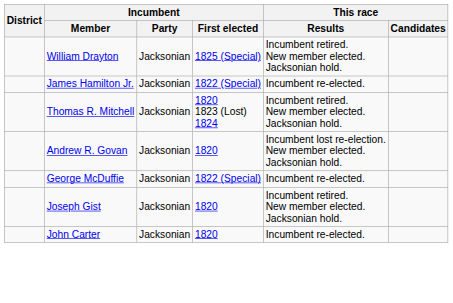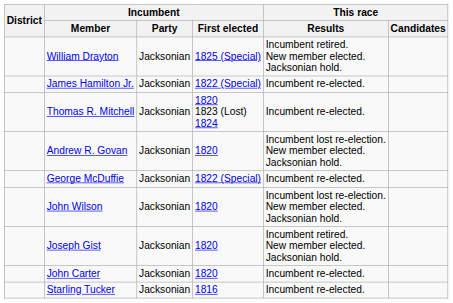(316, 112) Incumbent retired. New member elected. Jacksonian hold. -> (315, 112) Incumbent re-elected.
+ row: (75, 206)
+ row: (81, 290)
